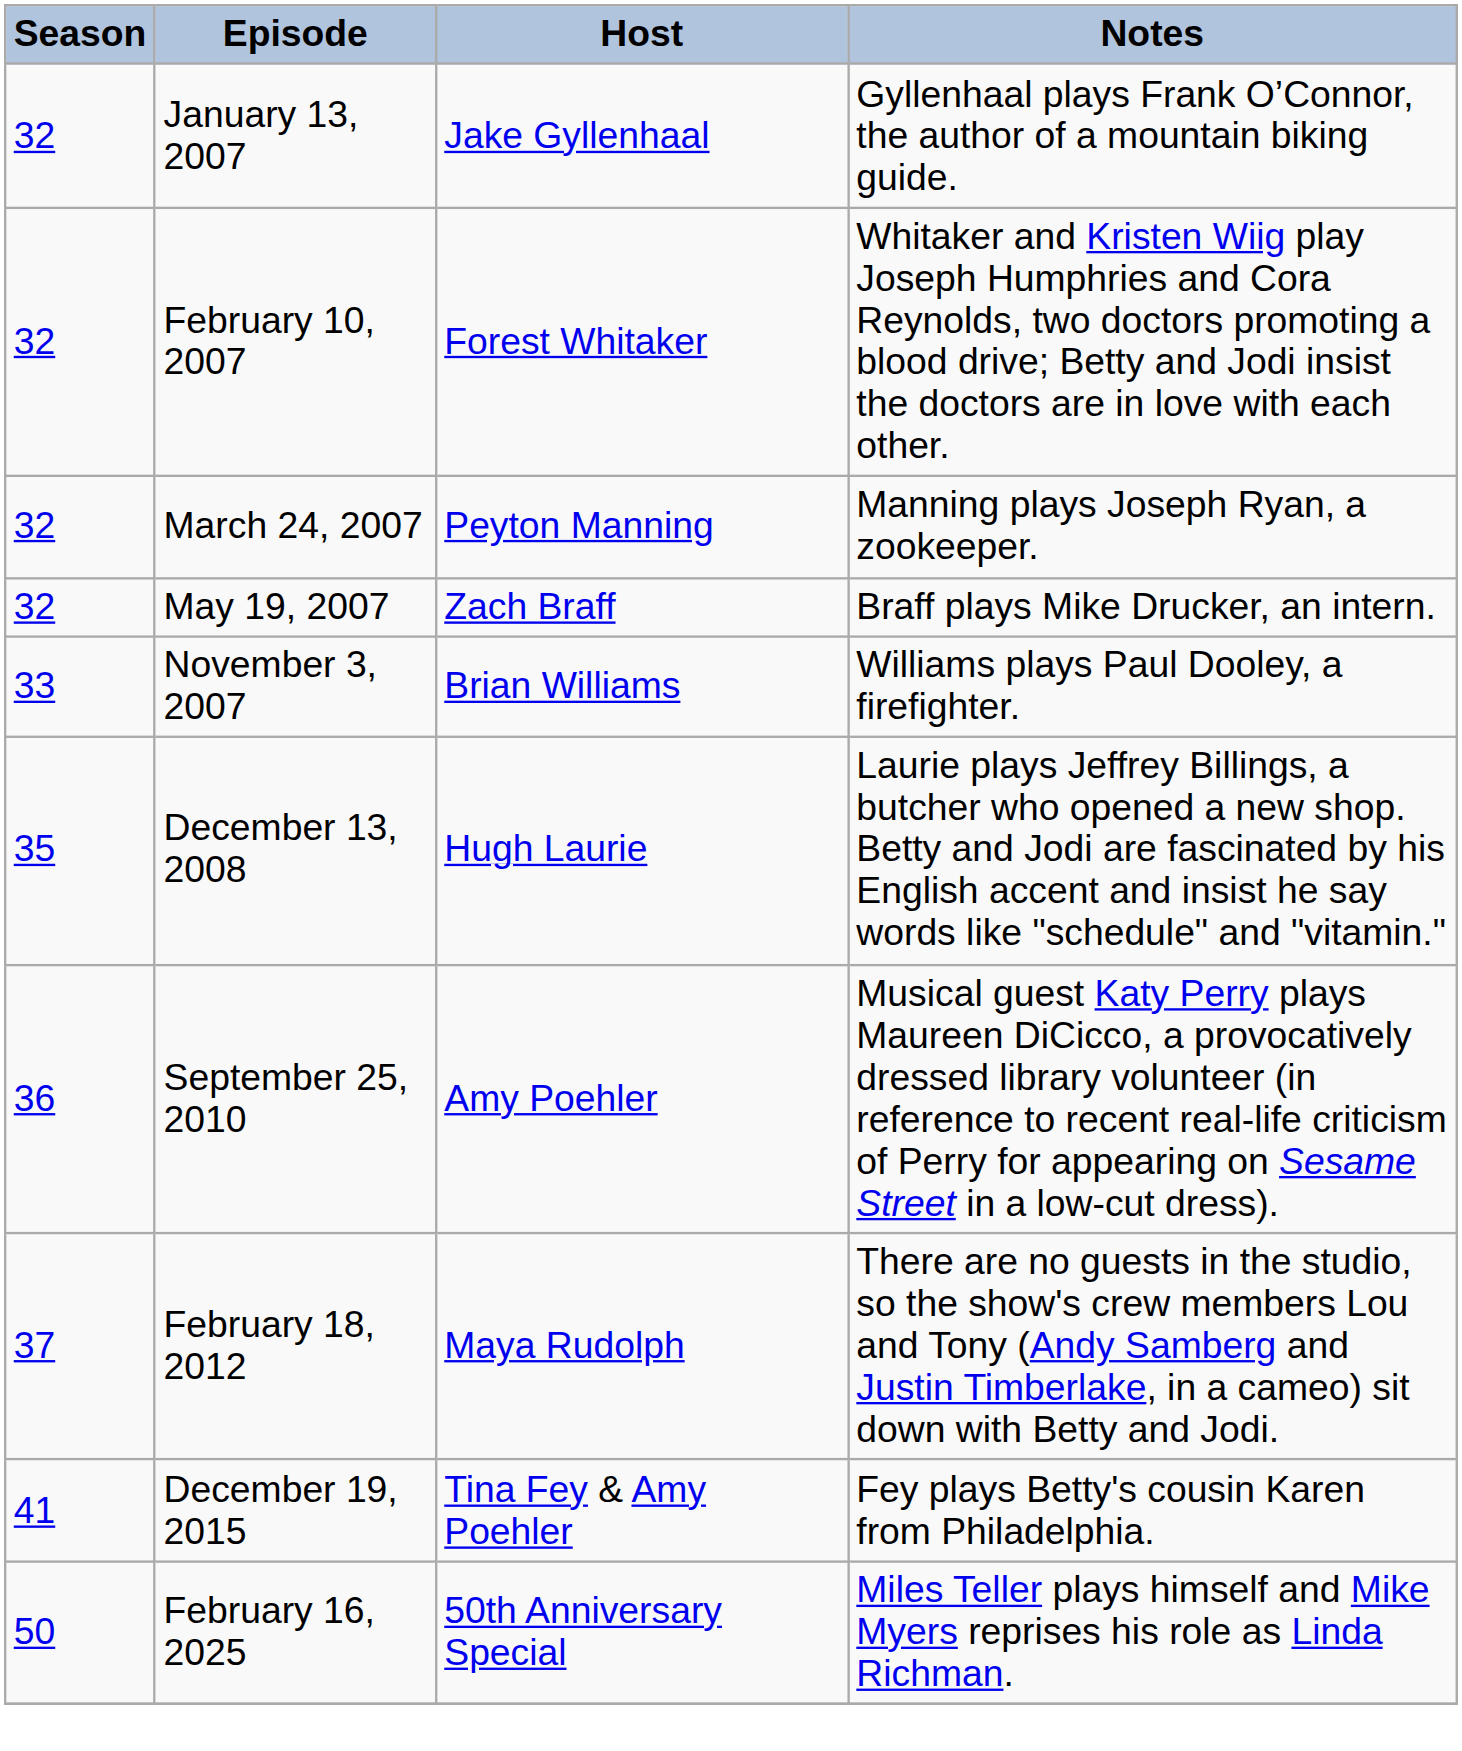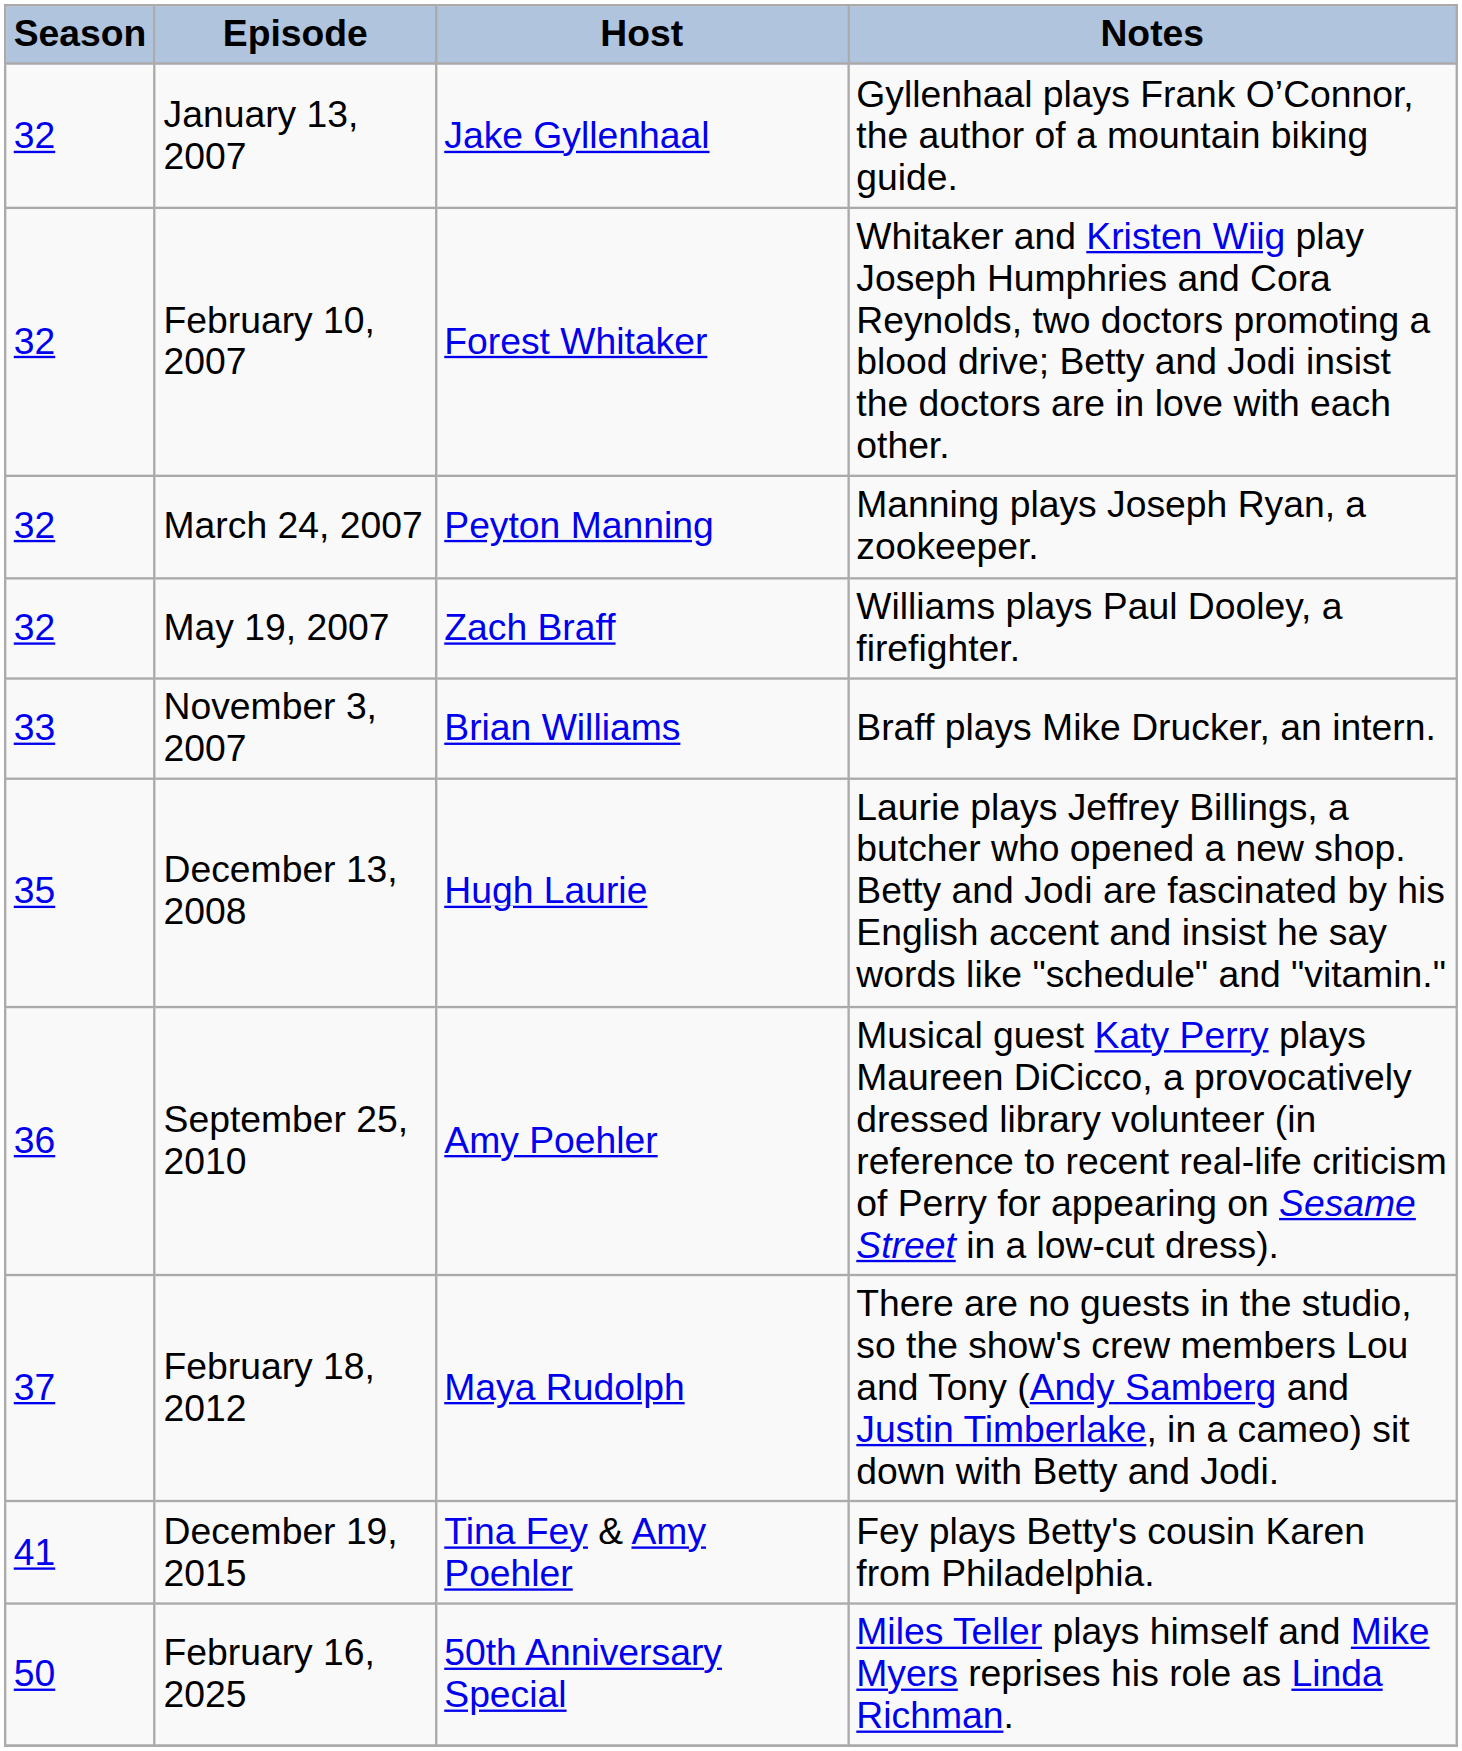(1146, 606) Braff plays Mike Drucker, an intern. -> (1099, 627) Williams plays Paul Dooley, a firefighter.
(1099, 686) Williams plays Paul Dooley, a firefighter. -> (1146, 728) Braff plays Mike Drucker, an intern.
